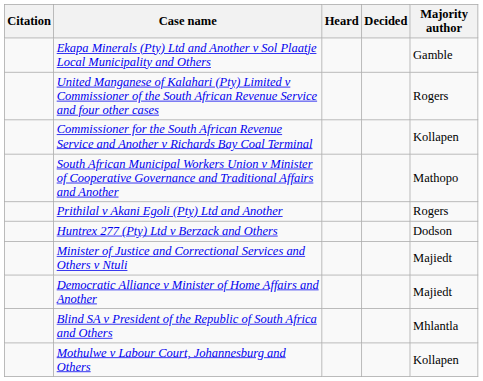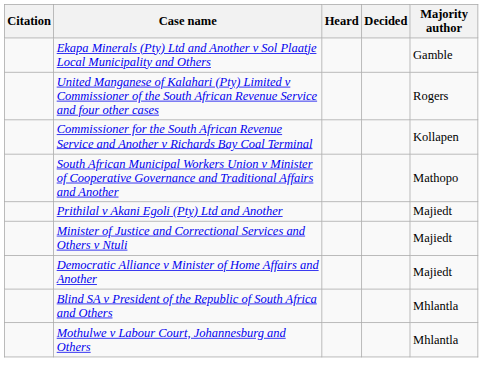(431, 211) Rogers -> (433, 211) Majiedt
- row: (167, 231)
(436, 359) Kollapen -> (436, 339) Mhlantla
